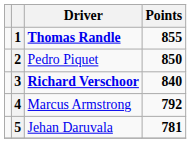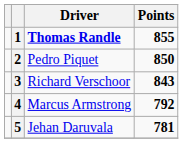(83, 82) bold -> (79, 82) normal
(172, 82) 840 -> (164, 82) 843
